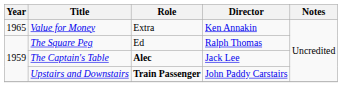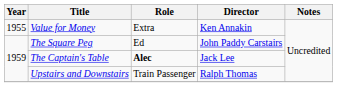(16, 27) 1965 -> (16, 27) 1955
(234, 43) Ralph Thomas -> (241, 43) John Paddy Carstairs
(167, 74) bold -> (164, 74) normal
(246, 74) John Paddy Carstairs -> (229, 74) Ralph Thomas
